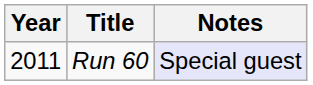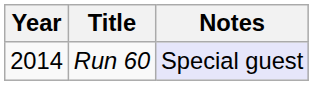(36, 60) 2011 -> (37, 60) 2014
